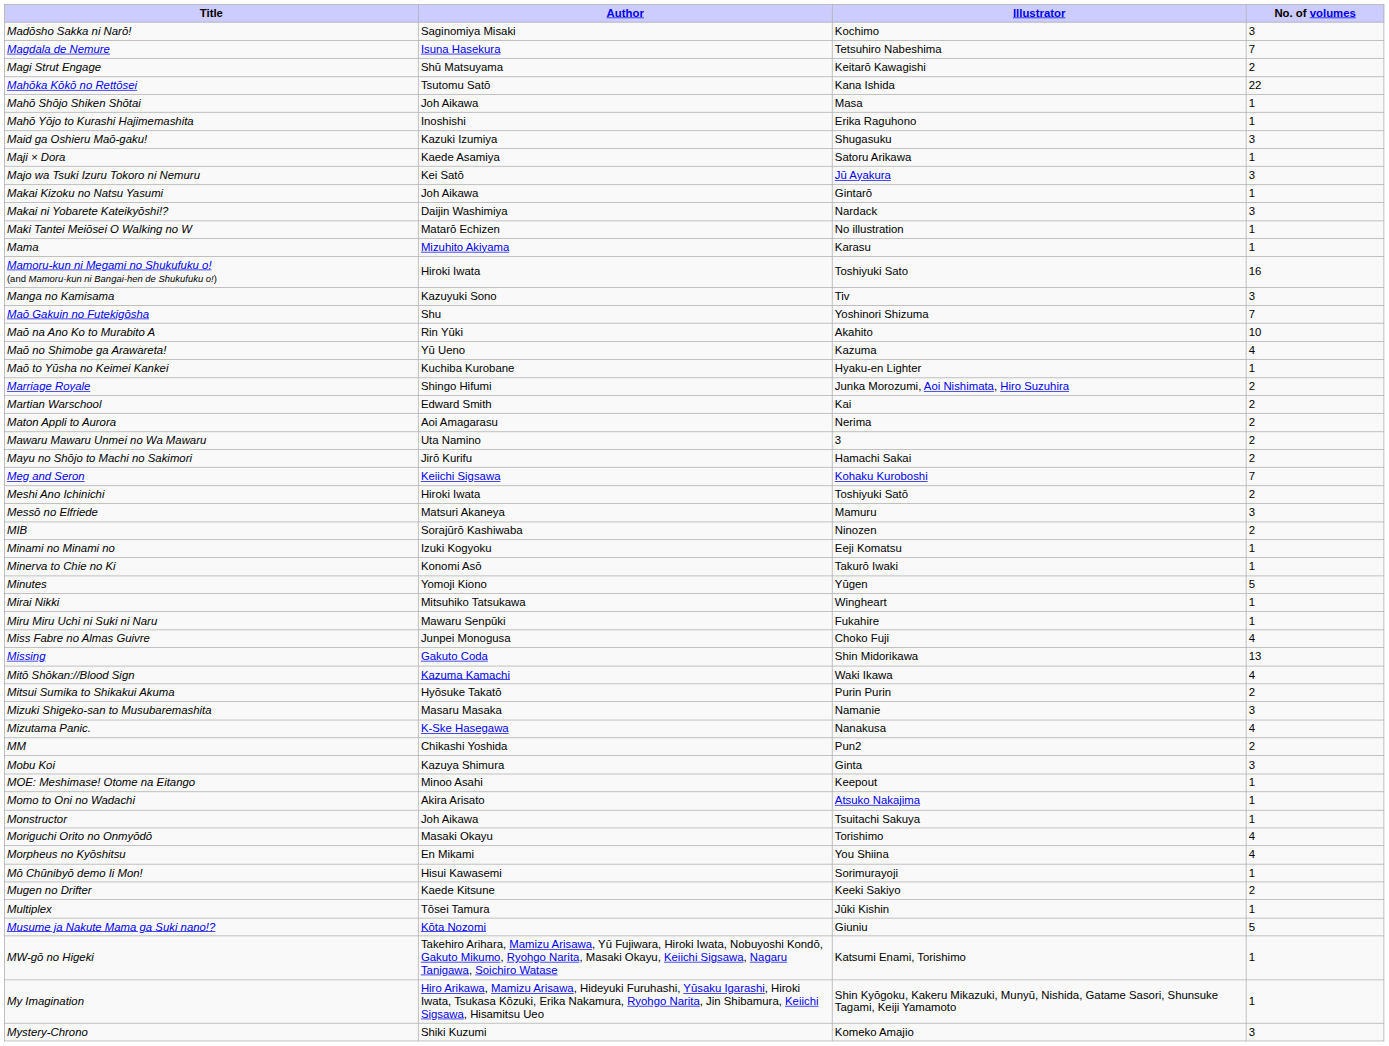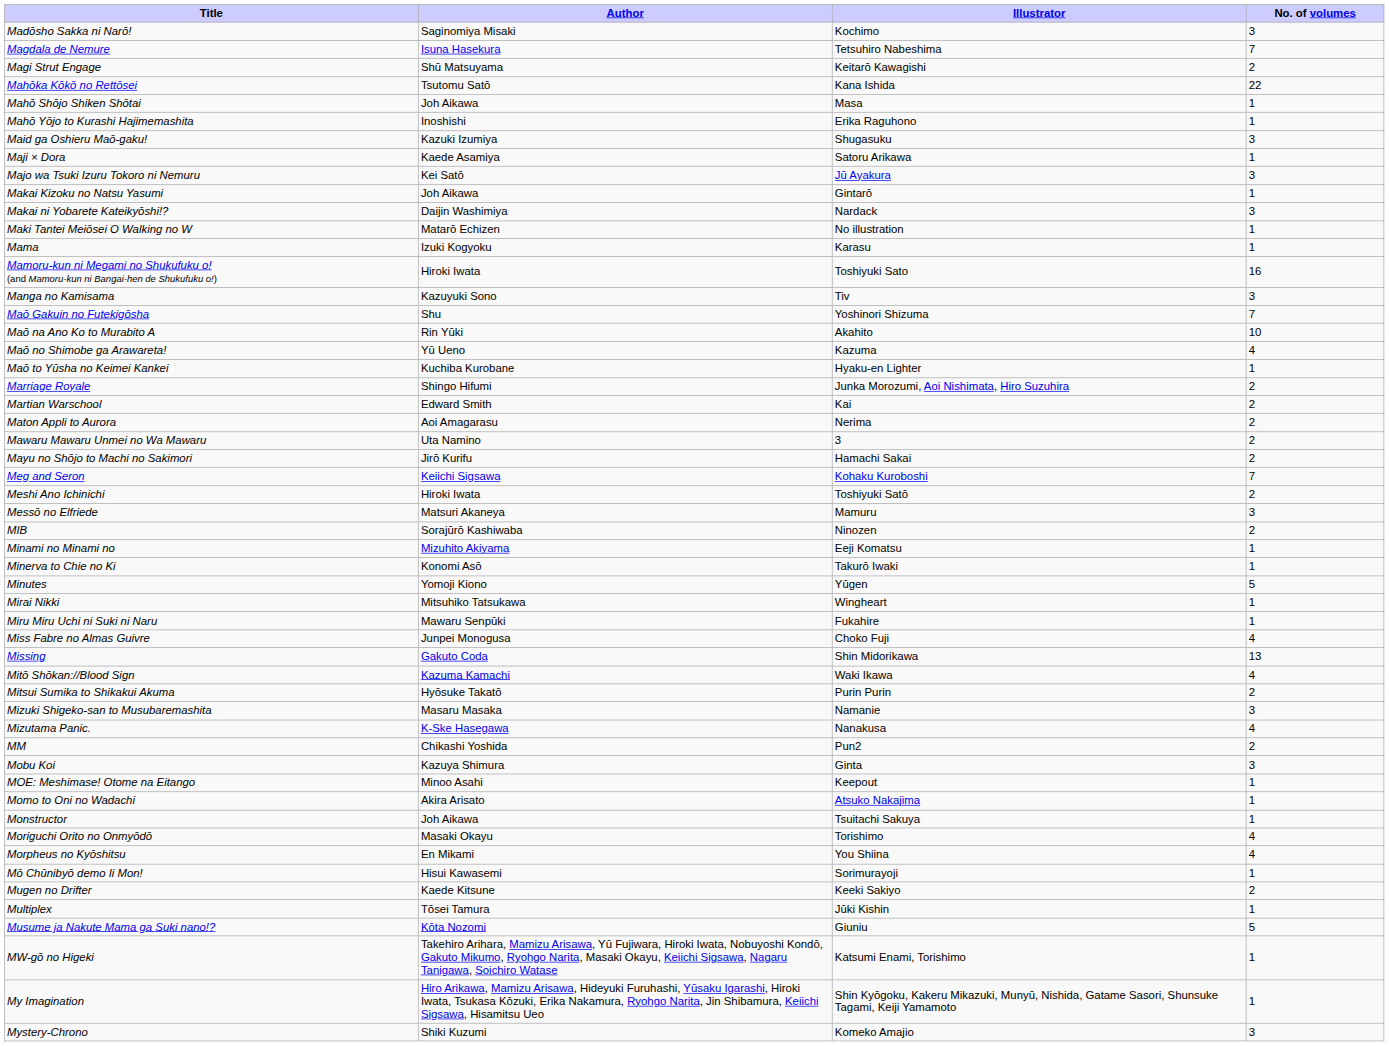(465, 247) Mizuhito Akiyama -> (456, 247) Izuki Kogyoku
(456, 548) Izuki Kogyoku -> (465, 548) Mizuhito Akiyama
